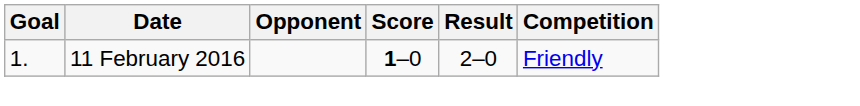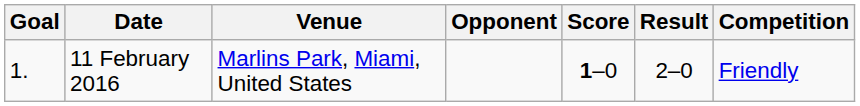+ column: (329, 22)
